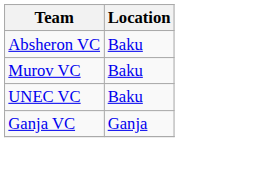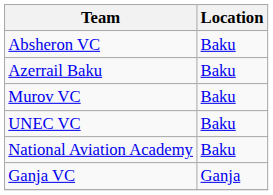+ row: (55, 70)
+ row: (101, 149)
